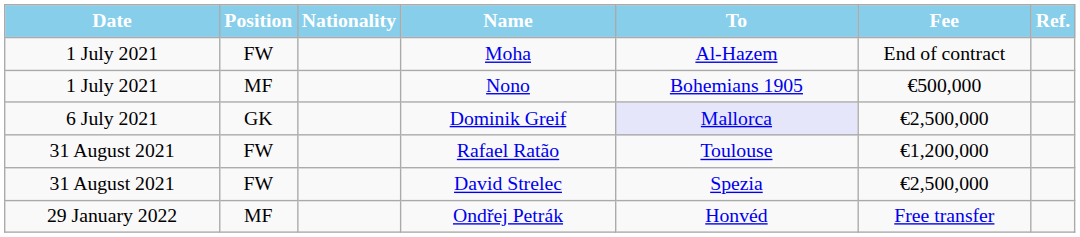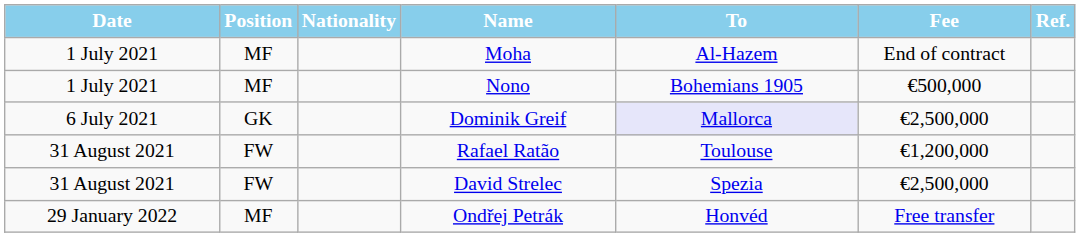(258, 53) FW -> (258, 53) MF
